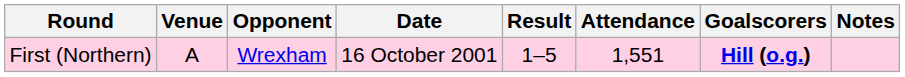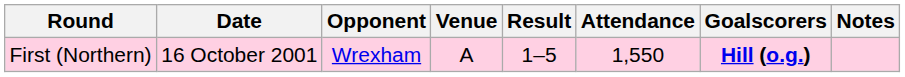columns swapped: (419, 21) <-> (192, 21)
(638, 54) 1,551 -> (638, 54) 1,550
